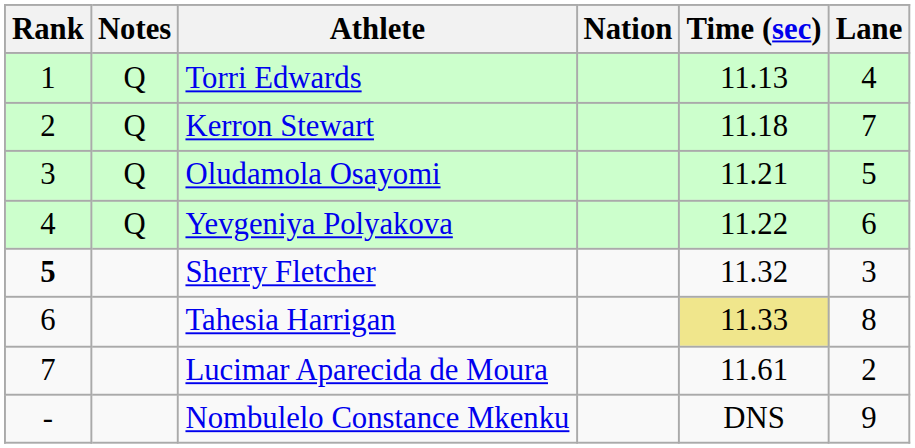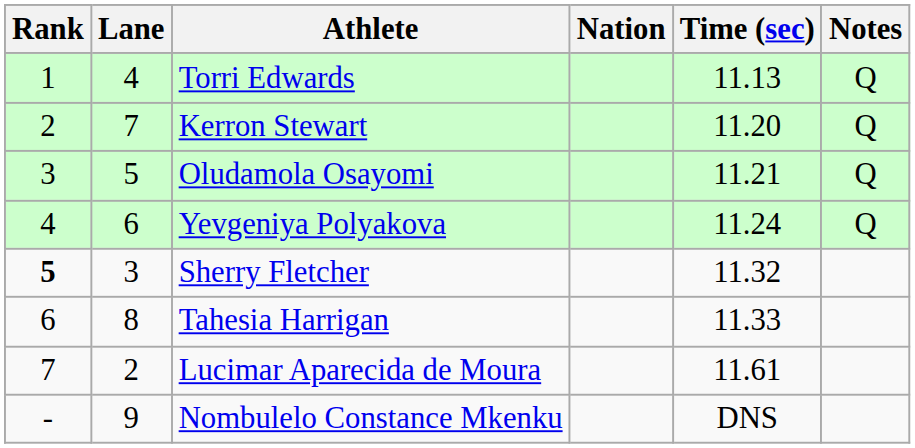columns swapped: (869, 28) <-> (135, 28)
(754, 126) 11.18 -> (747, 126) 11.20
(754, 223) 11.22 -> (747, 223) 11.24
(754, 321) khaki background -> (747, 321) no background
